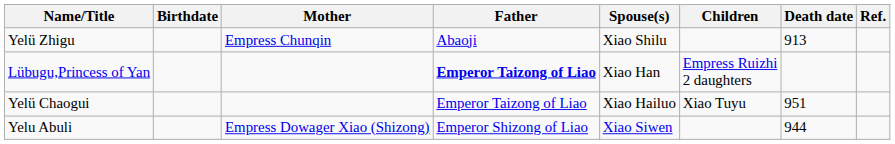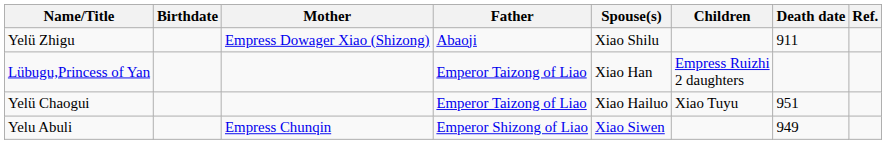(278, 39) Empress Chunqin -> (327, 39) Empress Dowager Xiao (Shizong)
(795, 39) 913 -> (787, 39) 911
(516, 71) bold -> (512, 71) normal
(327, 127) Empress Dowager Xiao (Shizong) -> (278, 127) Empress Chunqin
(795, 127) 944 -> (788, 127) 949
